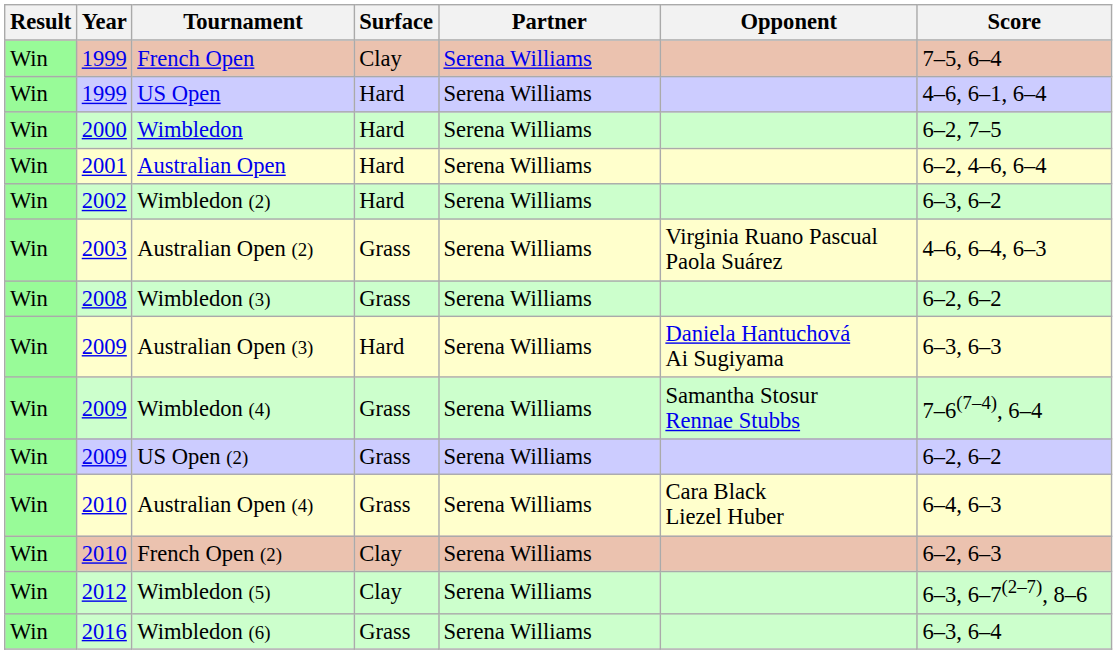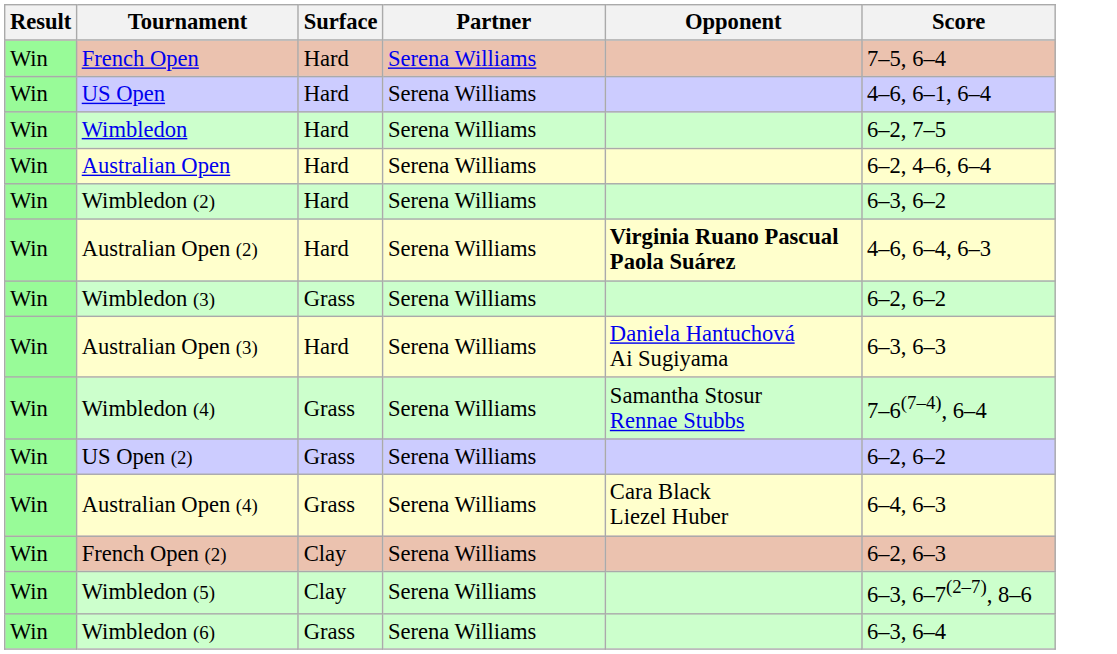- column: (104, 22)
(380, 58) Clay -> (326, 58) Hard
(385, 249) Grass -> (326, 249) Hard
(772, 249) normal -> (724, 249) bold
